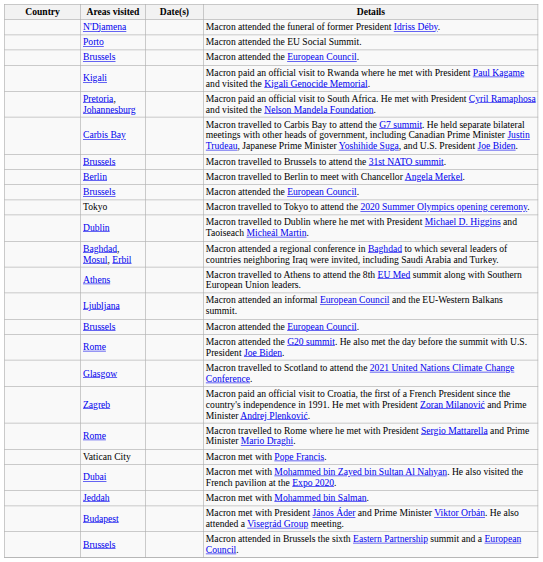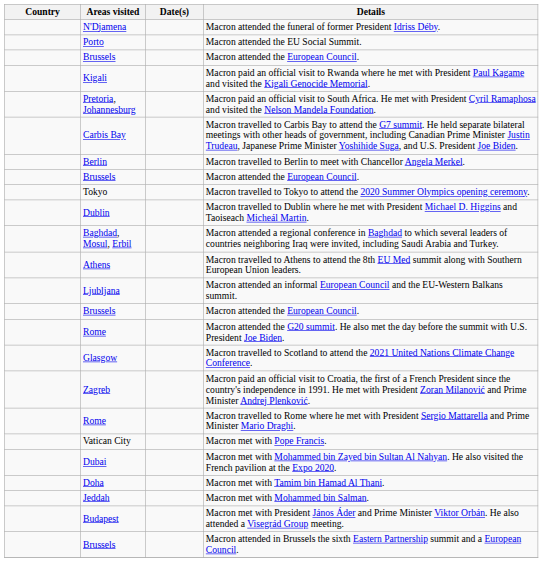- row: (99, 161)
+ row: (93, 483)
